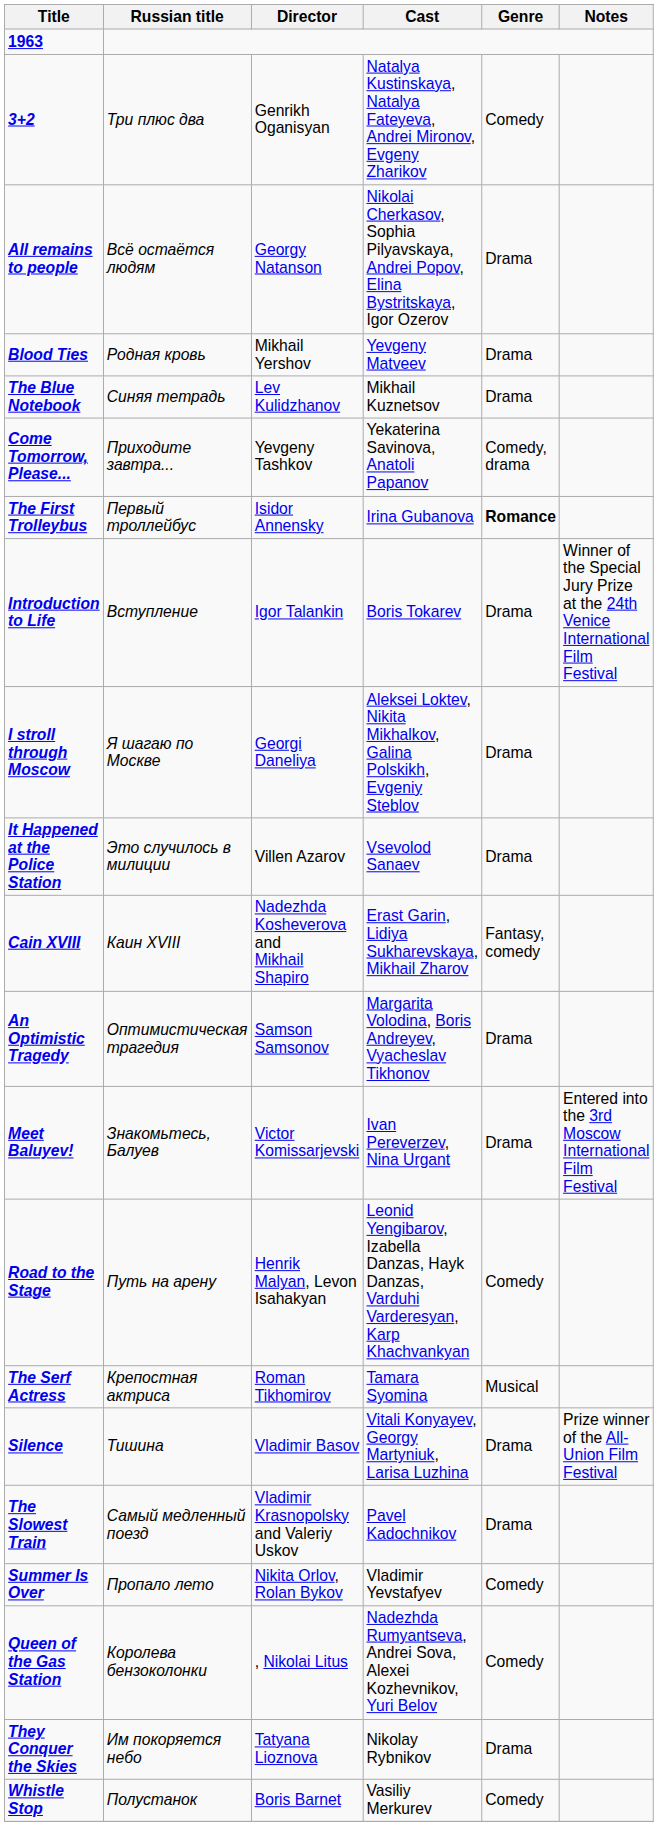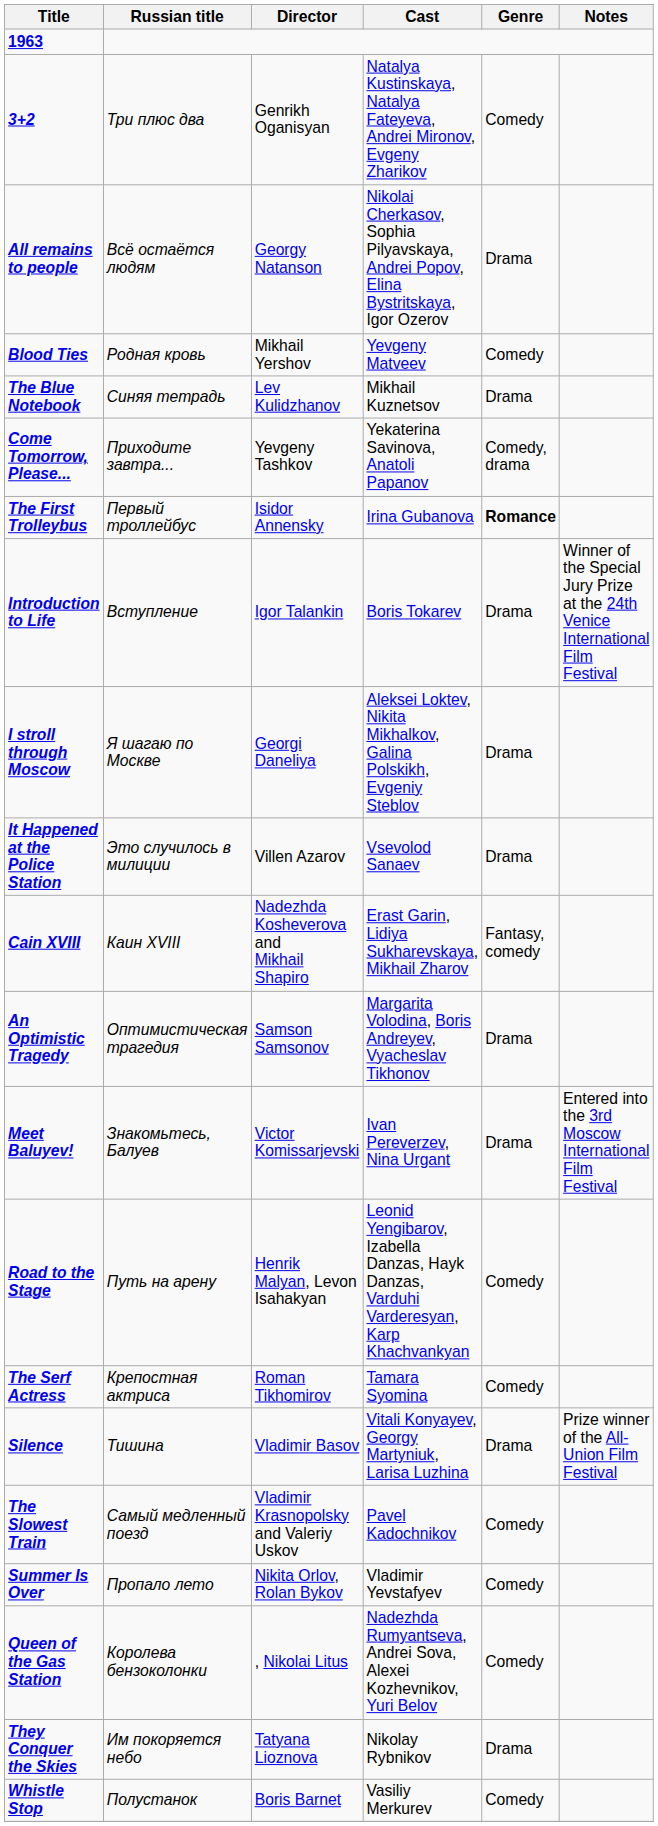(509, 354) Drama -> (514, 354) Comedy
(512, 1386) Musical -> (514, 1386) Comedy
(509, 1524) Drama -> (514, 1524) Comedy
